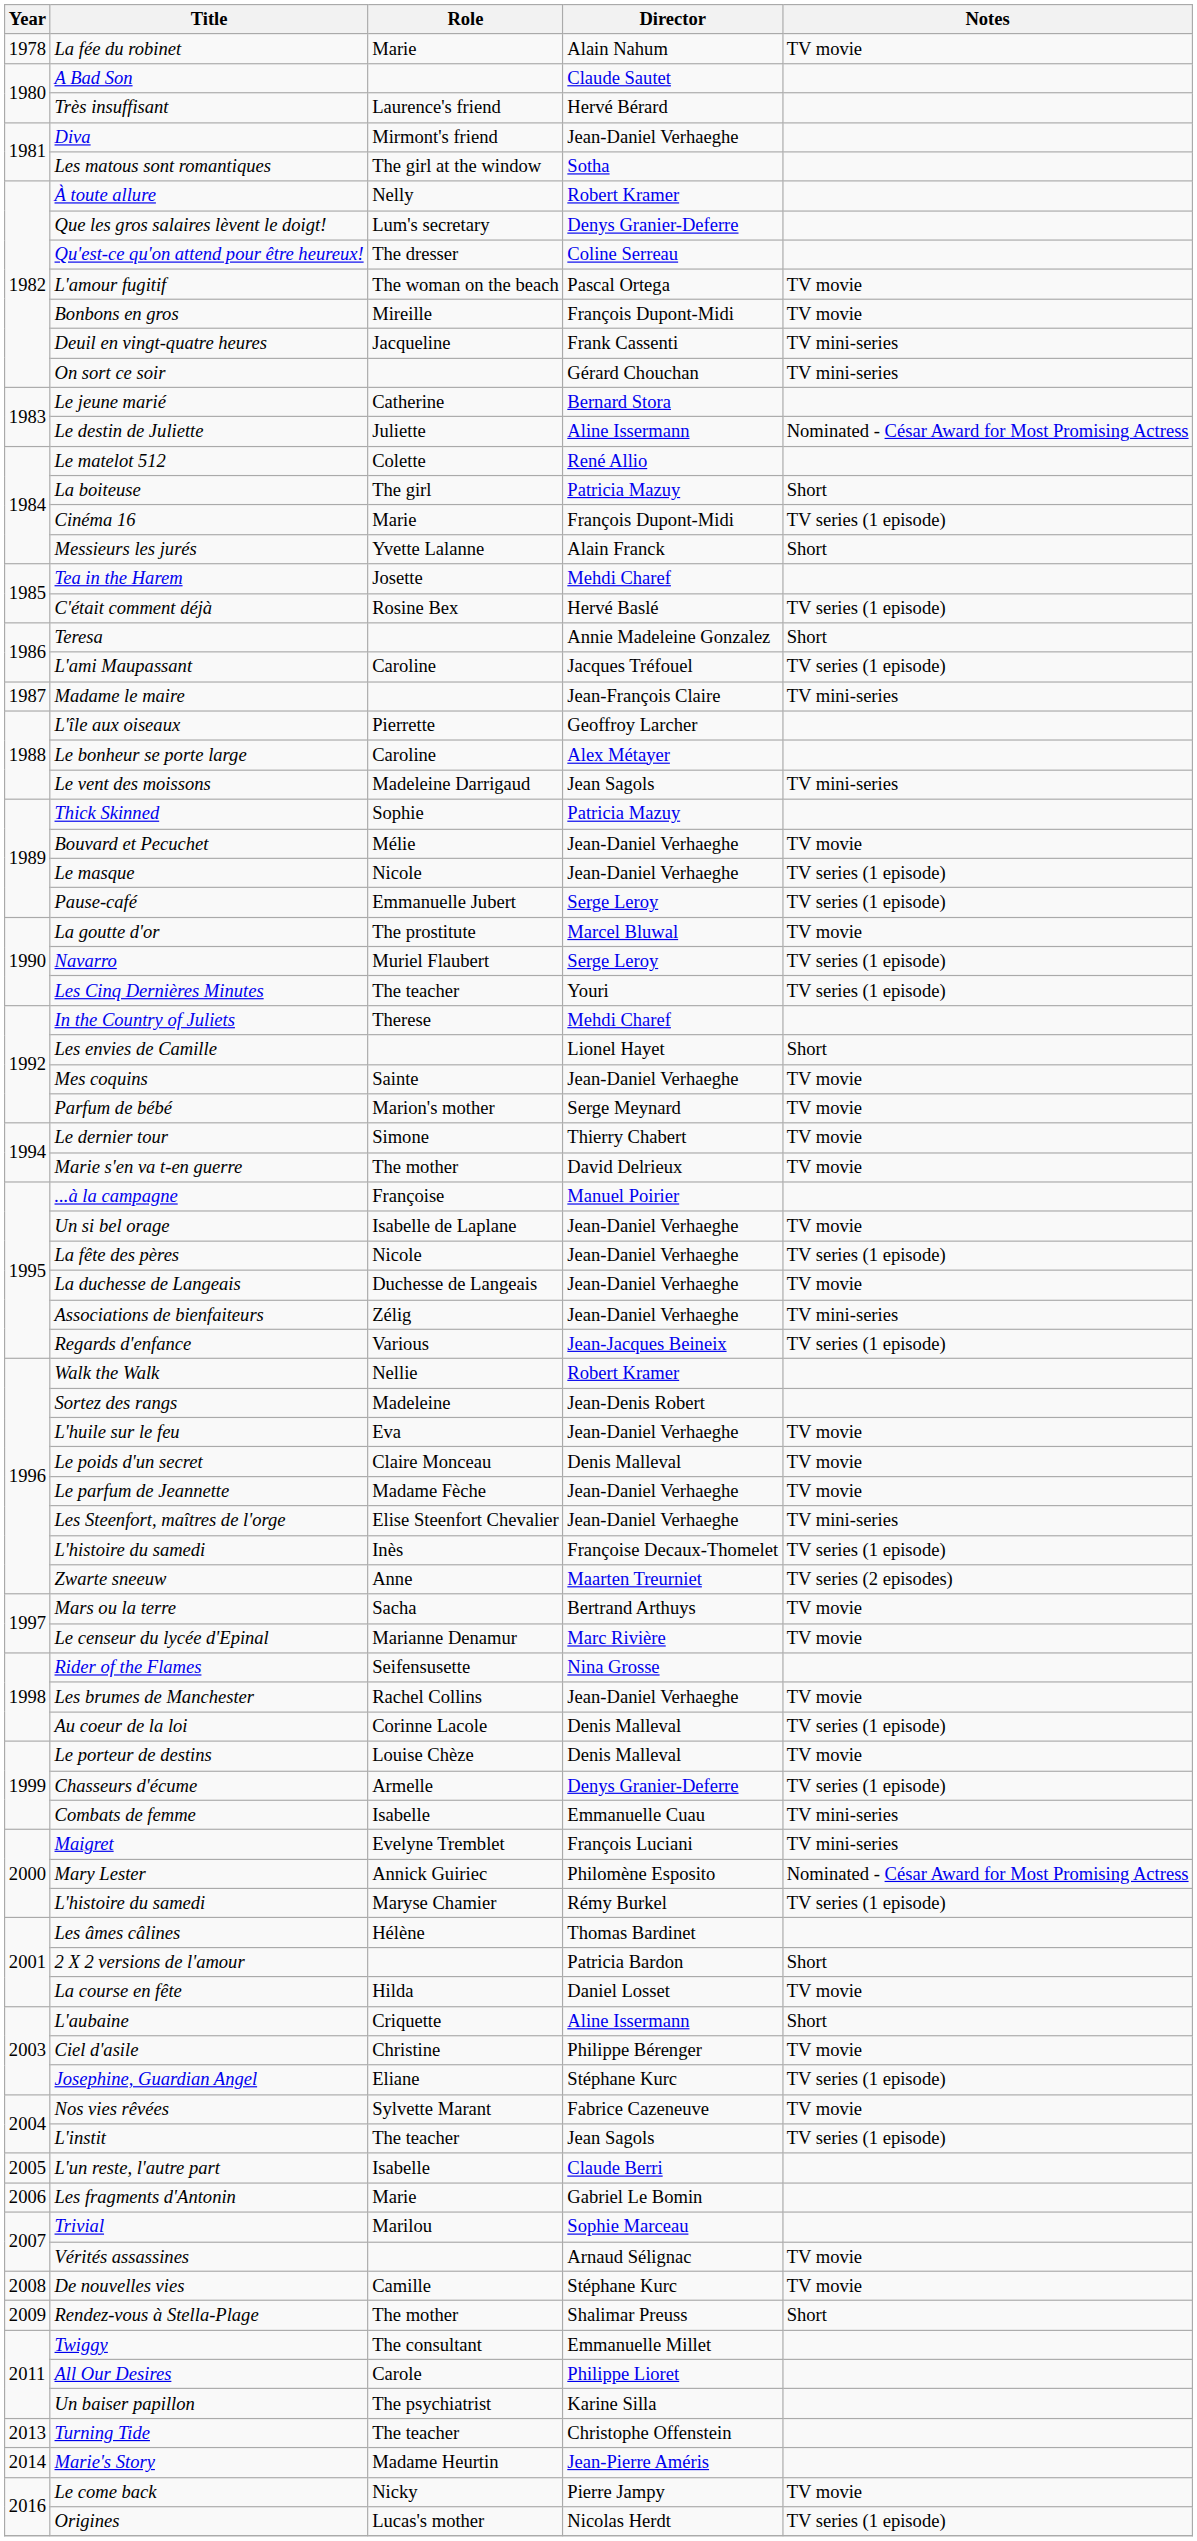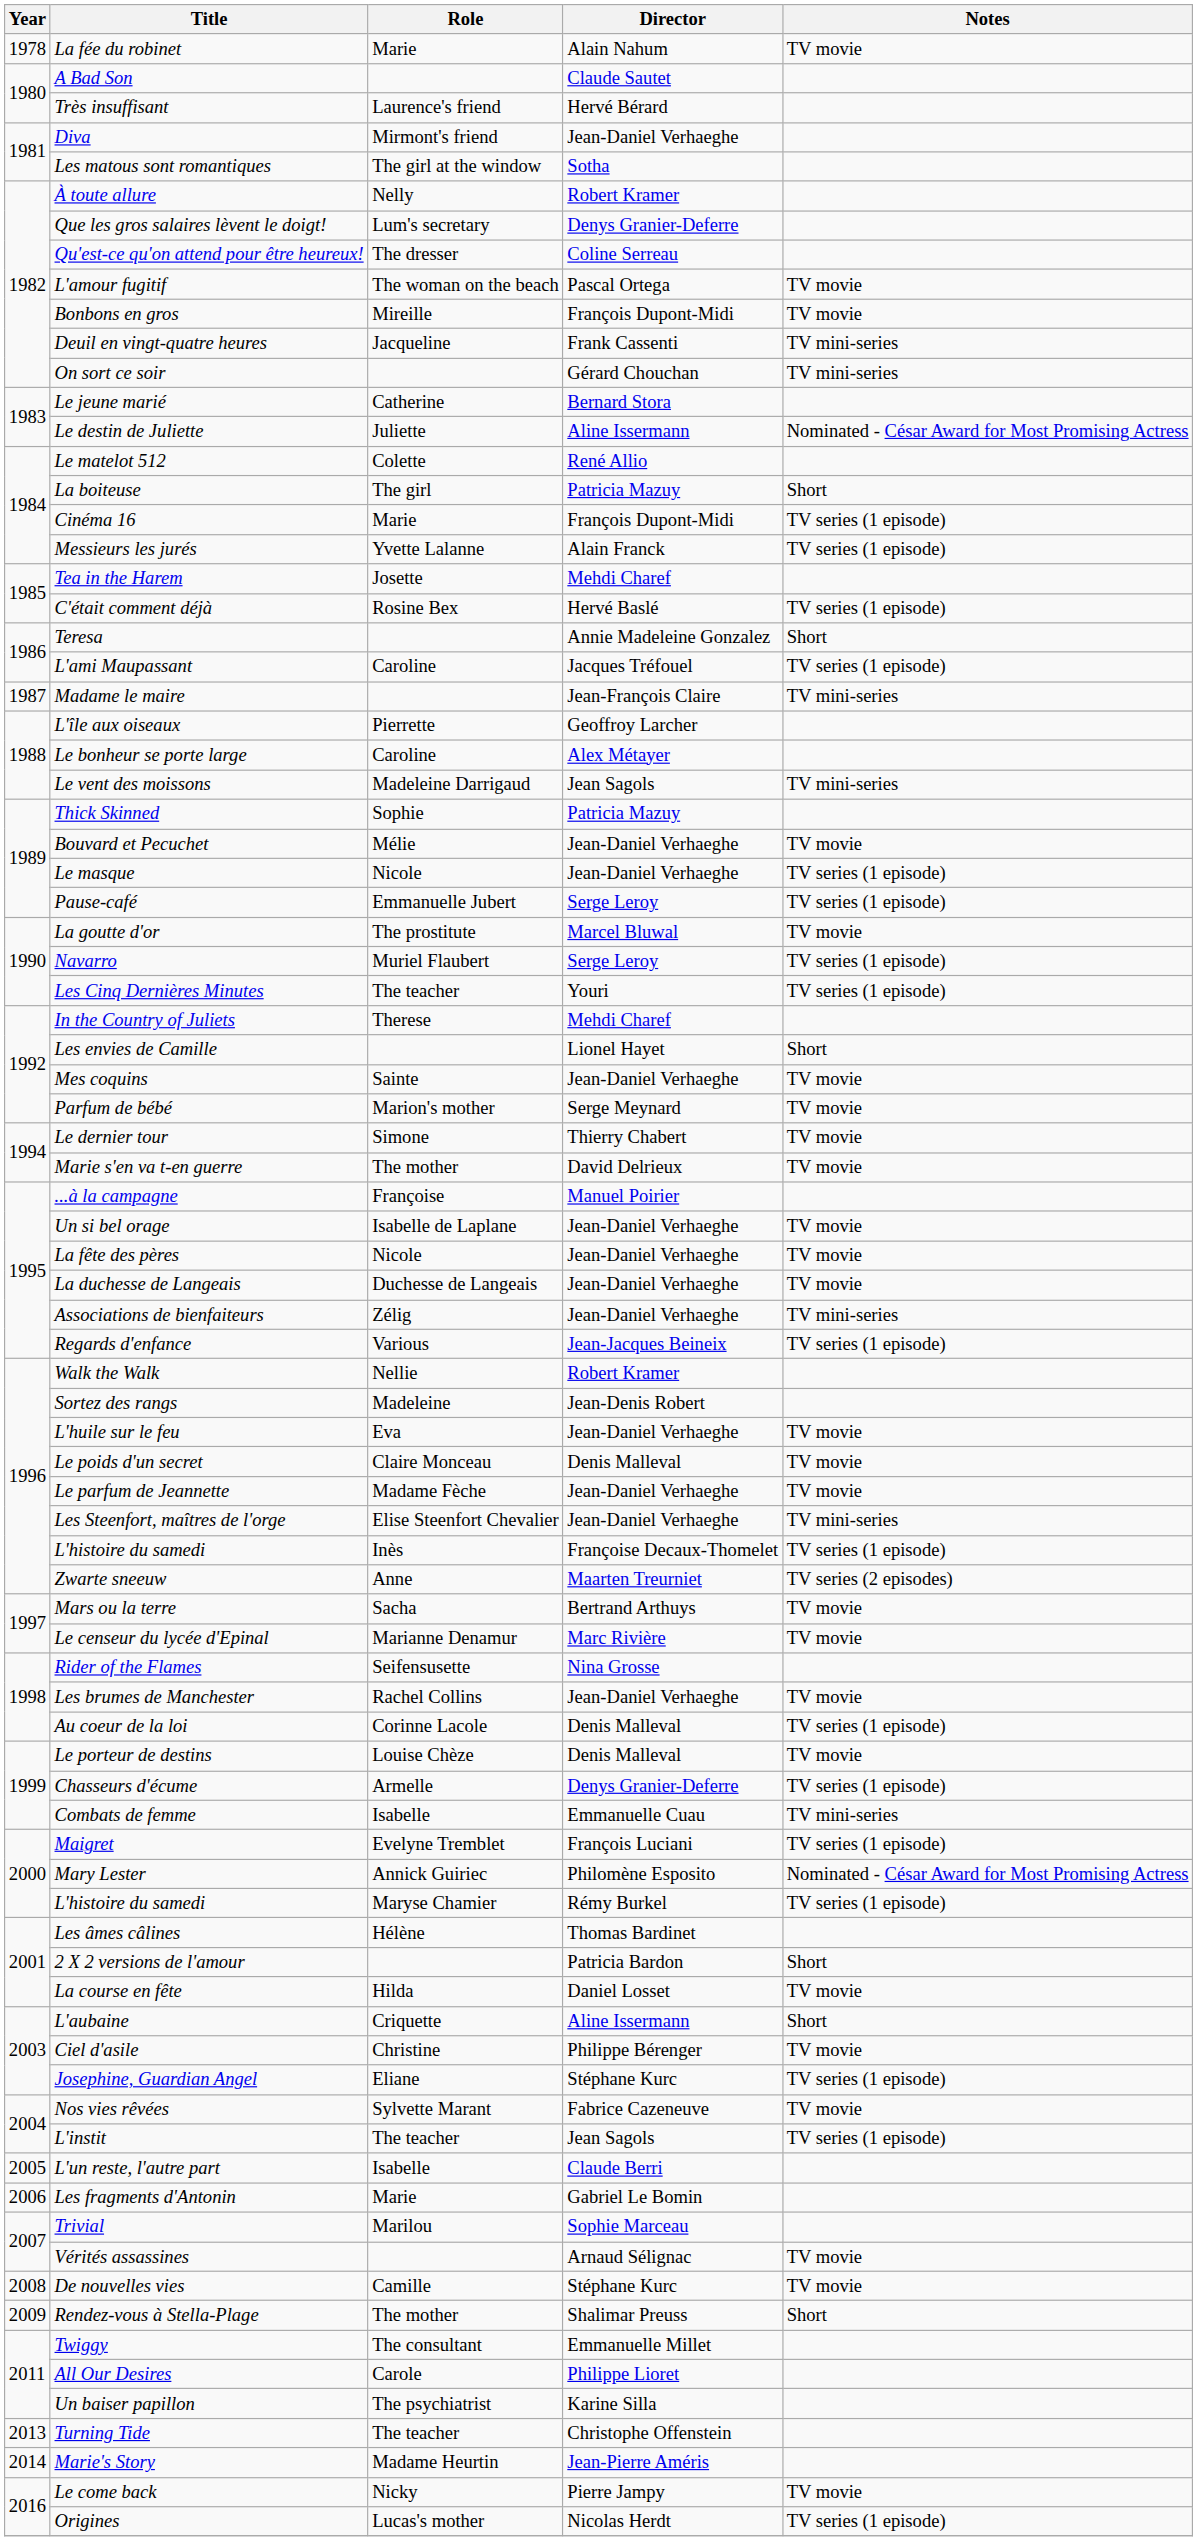(807, 549) Short -> (866, 549) TV series (1 episode)
(866, 1255) TV series (1 episode) -> (824, 1255) TV movie
(842, 1844) TV mini-series -> (866, 1844) TV series (1 episode)
